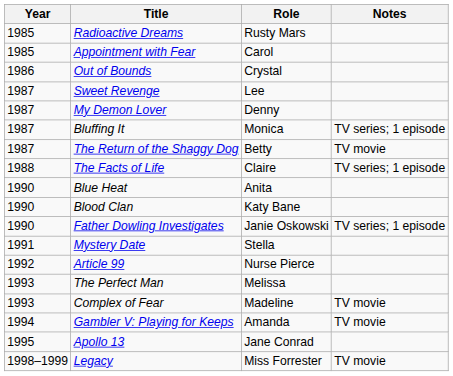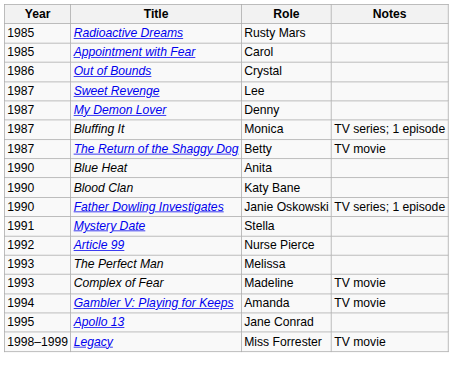- row: (119, 168)
